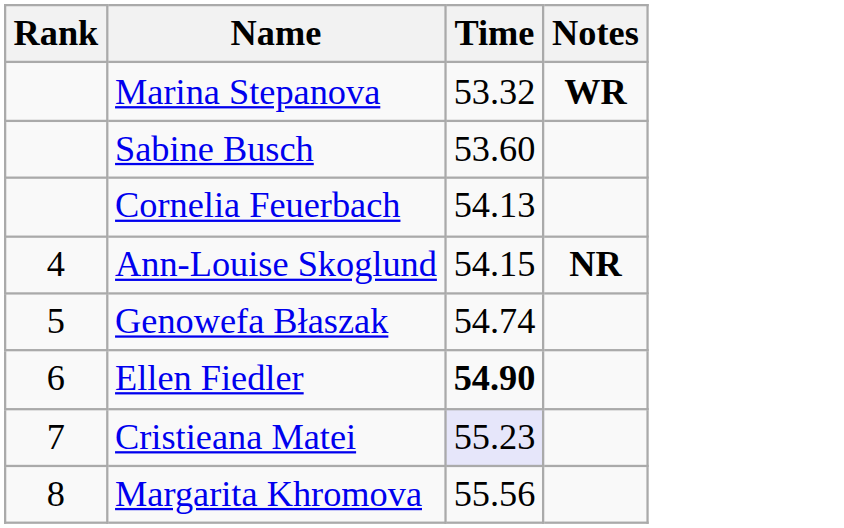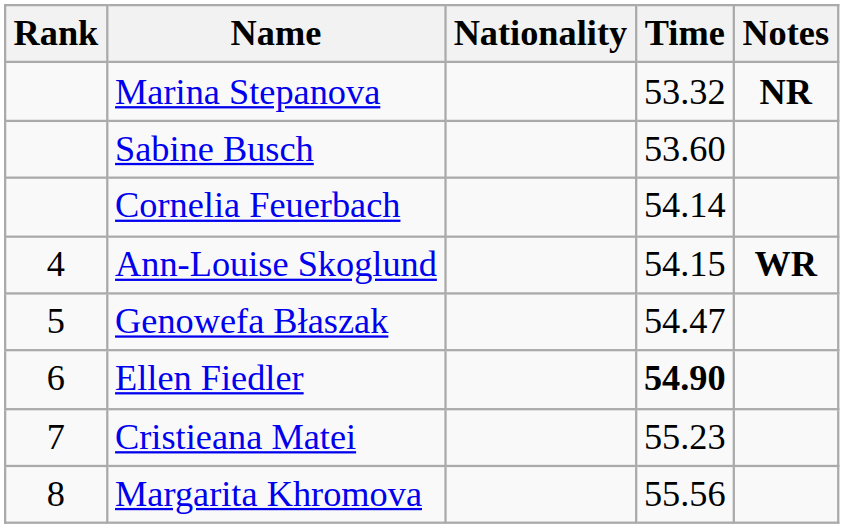+ column: (540, 33)
(595, 90) WR -> (786, 90) NR
(494, 206) 54.13 -> (685, 206) 54.14
(595, 263) NR -> (786, 263) WR
(494, 321) 54.74 -> (685, 321) 54.47
(494, 436) lavender background -> (685, 436) no background
